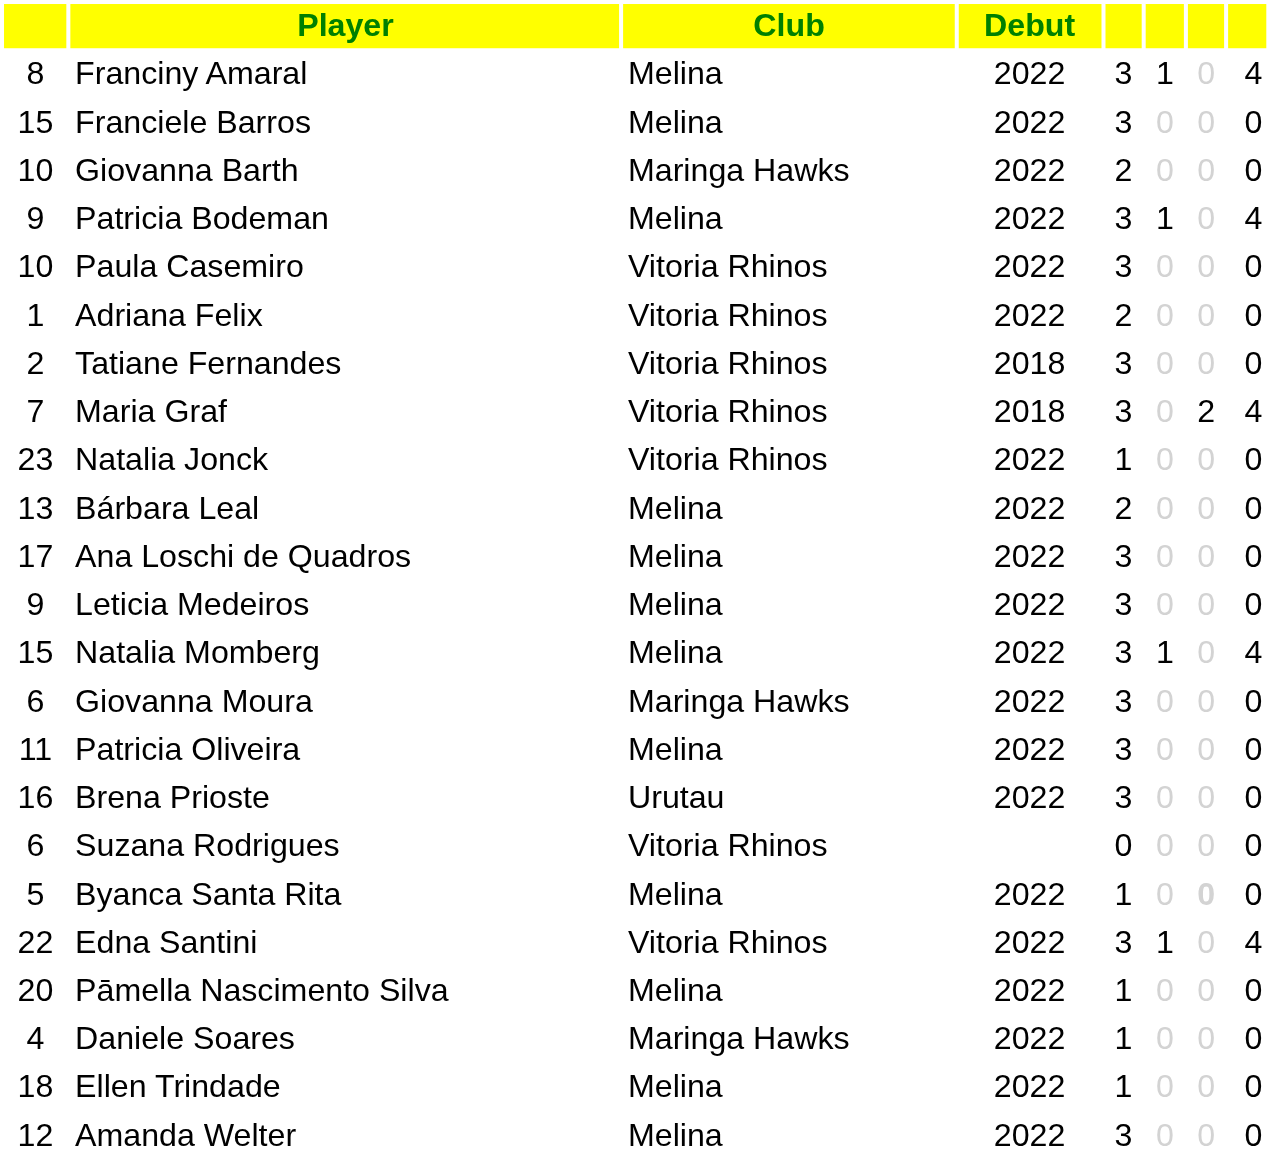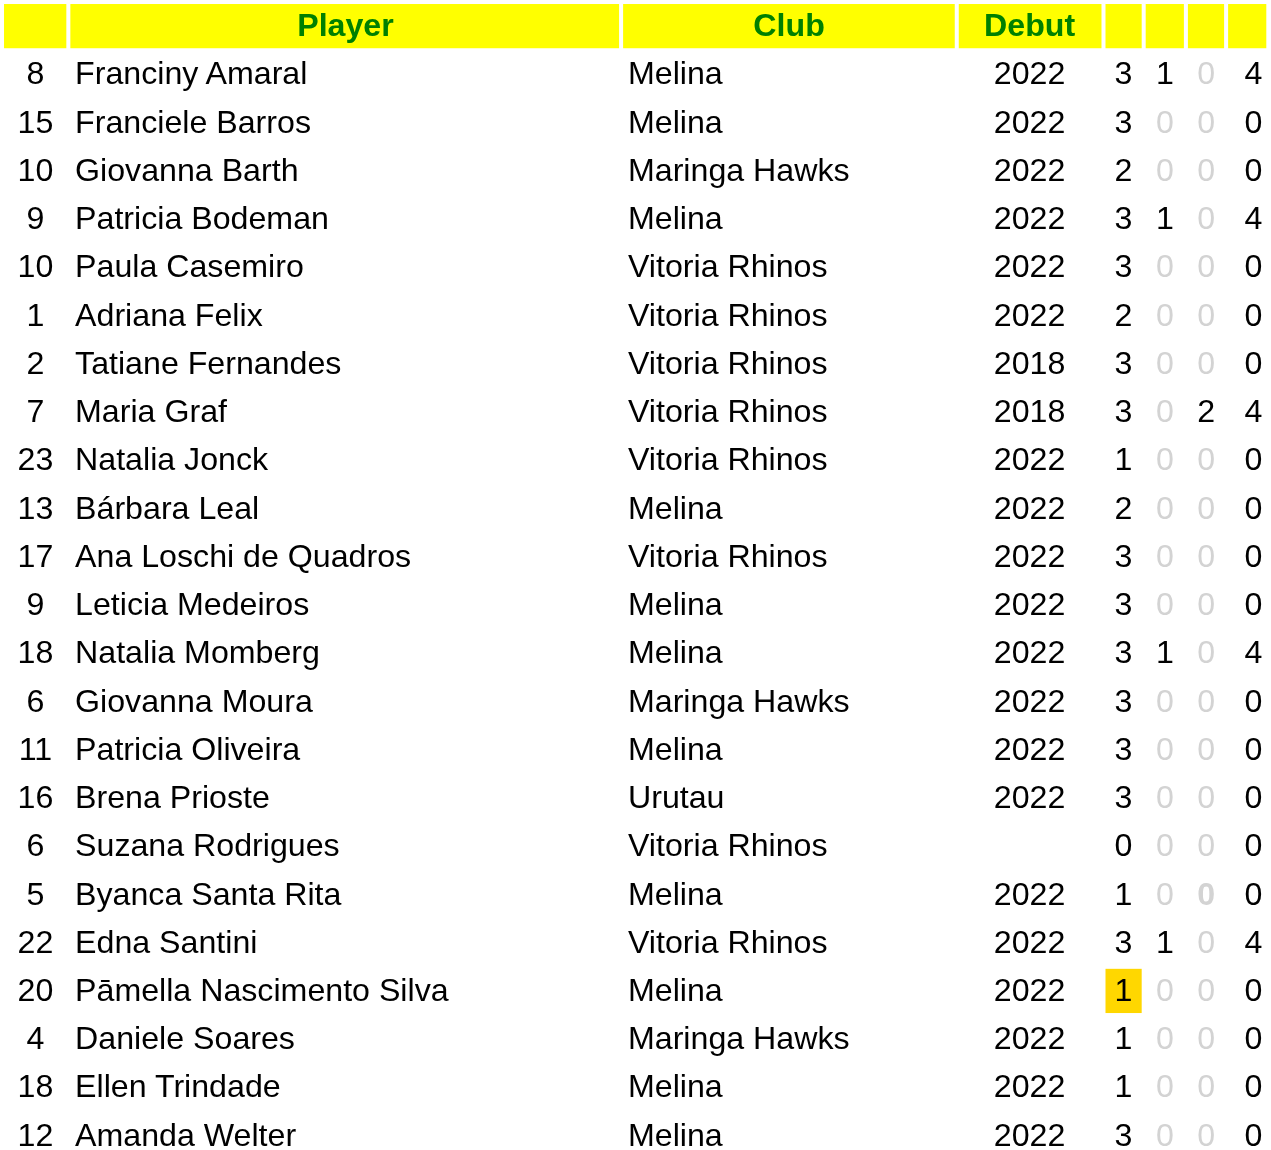(675, 556) Melina -> (728, 556) Vitoria Rhinos
(36, 652) 15 -> (36, 652) 18
(1124, 990) no background -> (1124, 990) gold background
